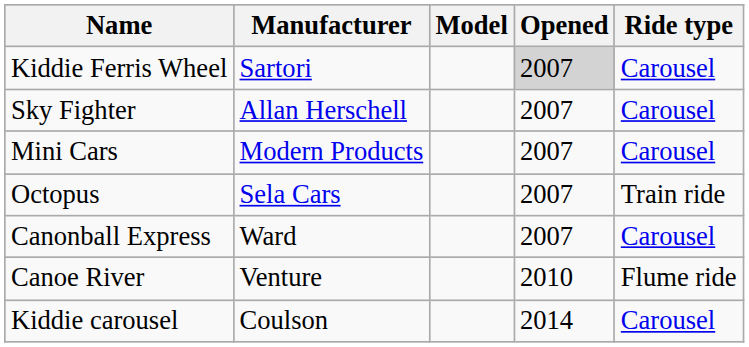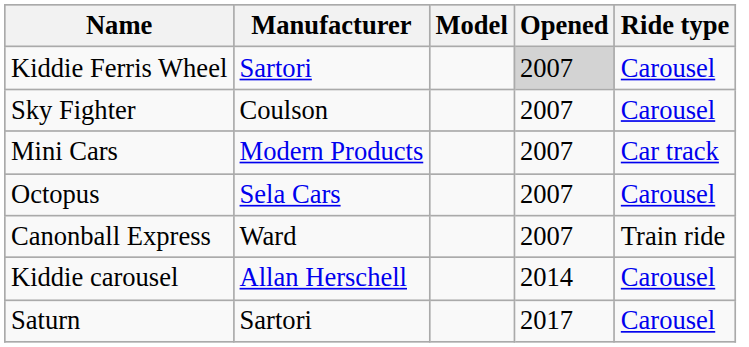(323, 109) Allan Herschell -> (284, 109) Coulson
(668, 151) Carousel -> (670, 151) Car track
(673, 194) Train ride -> (668, 194) Carousel
(668, 236) Carousel -> (673, 236) Train ride
- row: (78, 278)
(284, 320) Coulson -> (323, 278) Allan Herschell
+ row: (46, 320)
